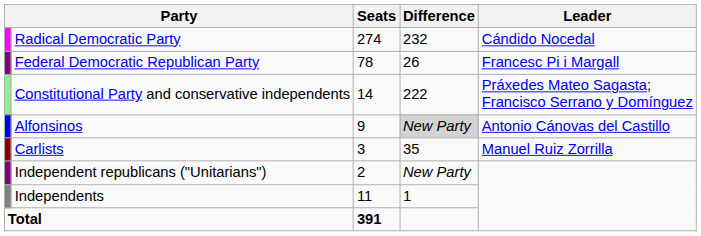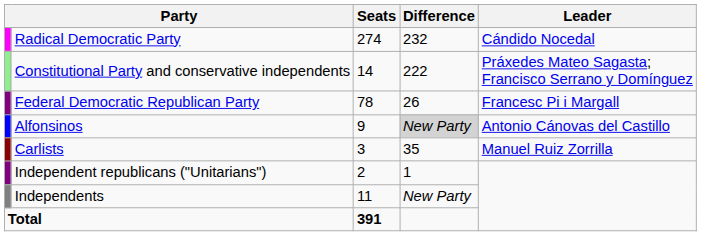rows swapped: (137, 62) <-> (182, 94)
(437, 172) New Party -> (407, 172) 1
(407, 196) 1 -> (437, 196) New Party
